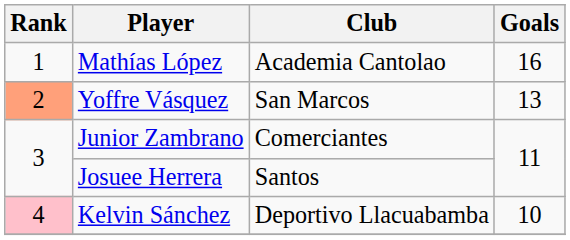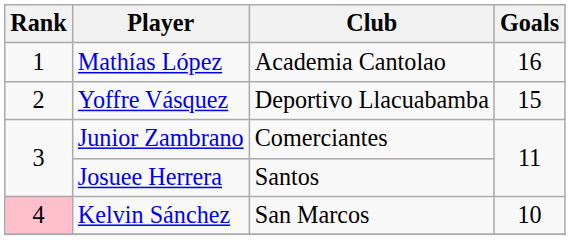(39, 100) lightsalmon background -> (39, 100) no background
(312, 100) San Marcos -> (372, 100) Deportivo Llacuabamba
(530, 100) 13 -> (530, 100) 15
(372, 215) Deportivo Llacuabamba -> (312, 215) San Marcos
